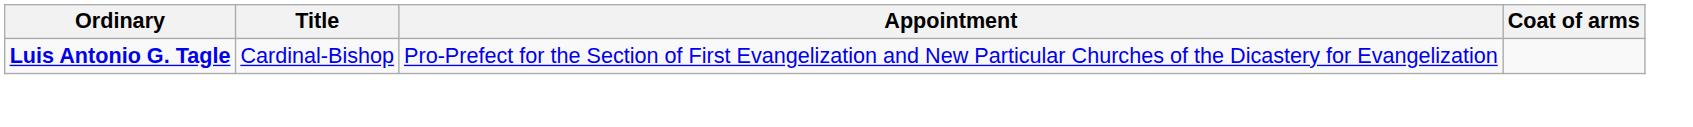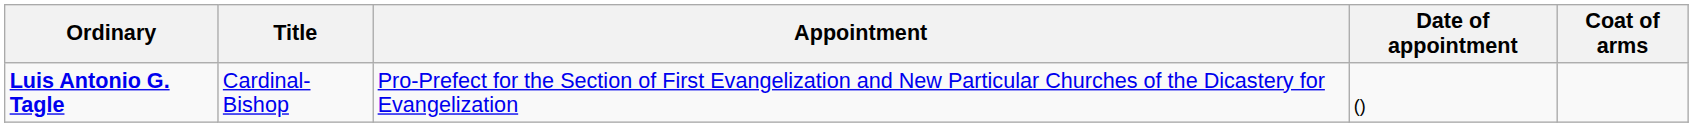+ column: (1453, 33)
